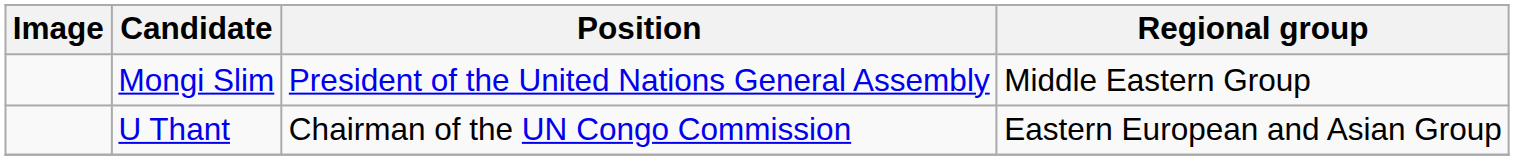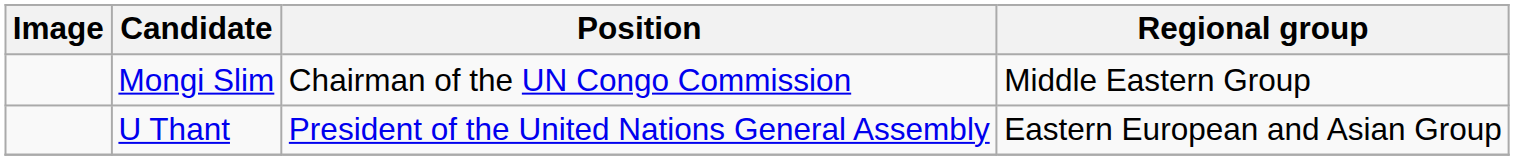(639, 79) President of the United Nations General Assembly -> (570, 79) Chairman of the UN Congo Commission
(570, 129) Chairman of the UN Congo Commission -> (639, 129) President of the United Nations General Assembly
